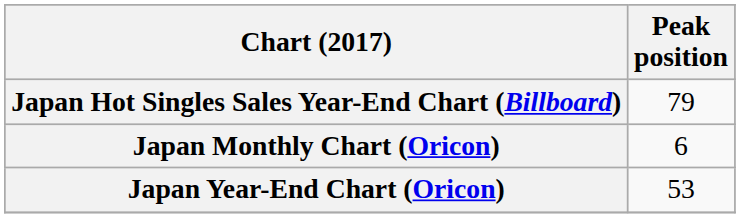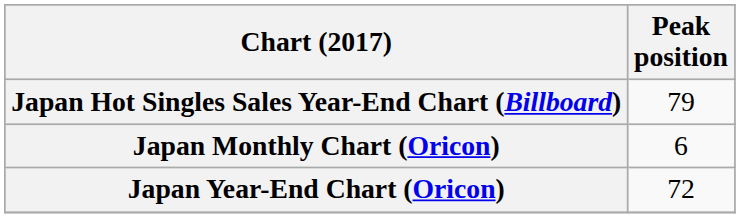(681, 189) 53 -> (681, 189) 72
